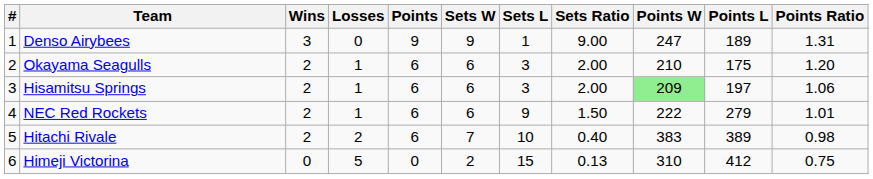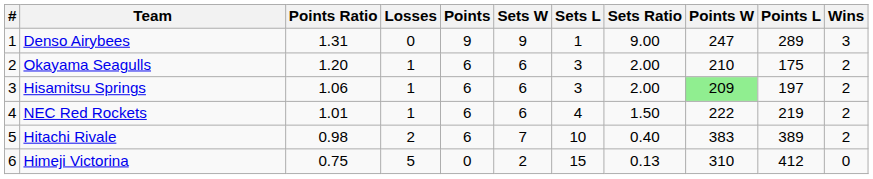columns swapped: (307, 16) <-> (820, 16)
(739, 40) 189 -> (791, 40) 289
(525, 112) 9 -> (578, 112) 4
(739, 112) 279 -> (791, 112) 219
